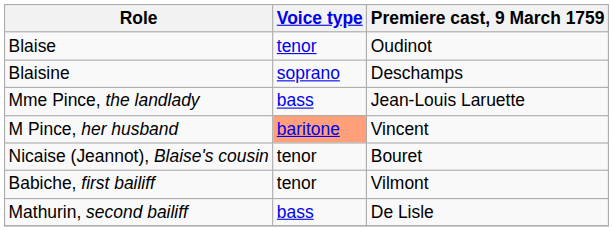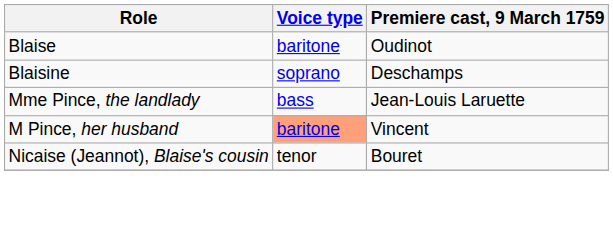(297, 45) tenor -> (308, 45) baritone
- row: (82, 184)
- row: (98, 211)
